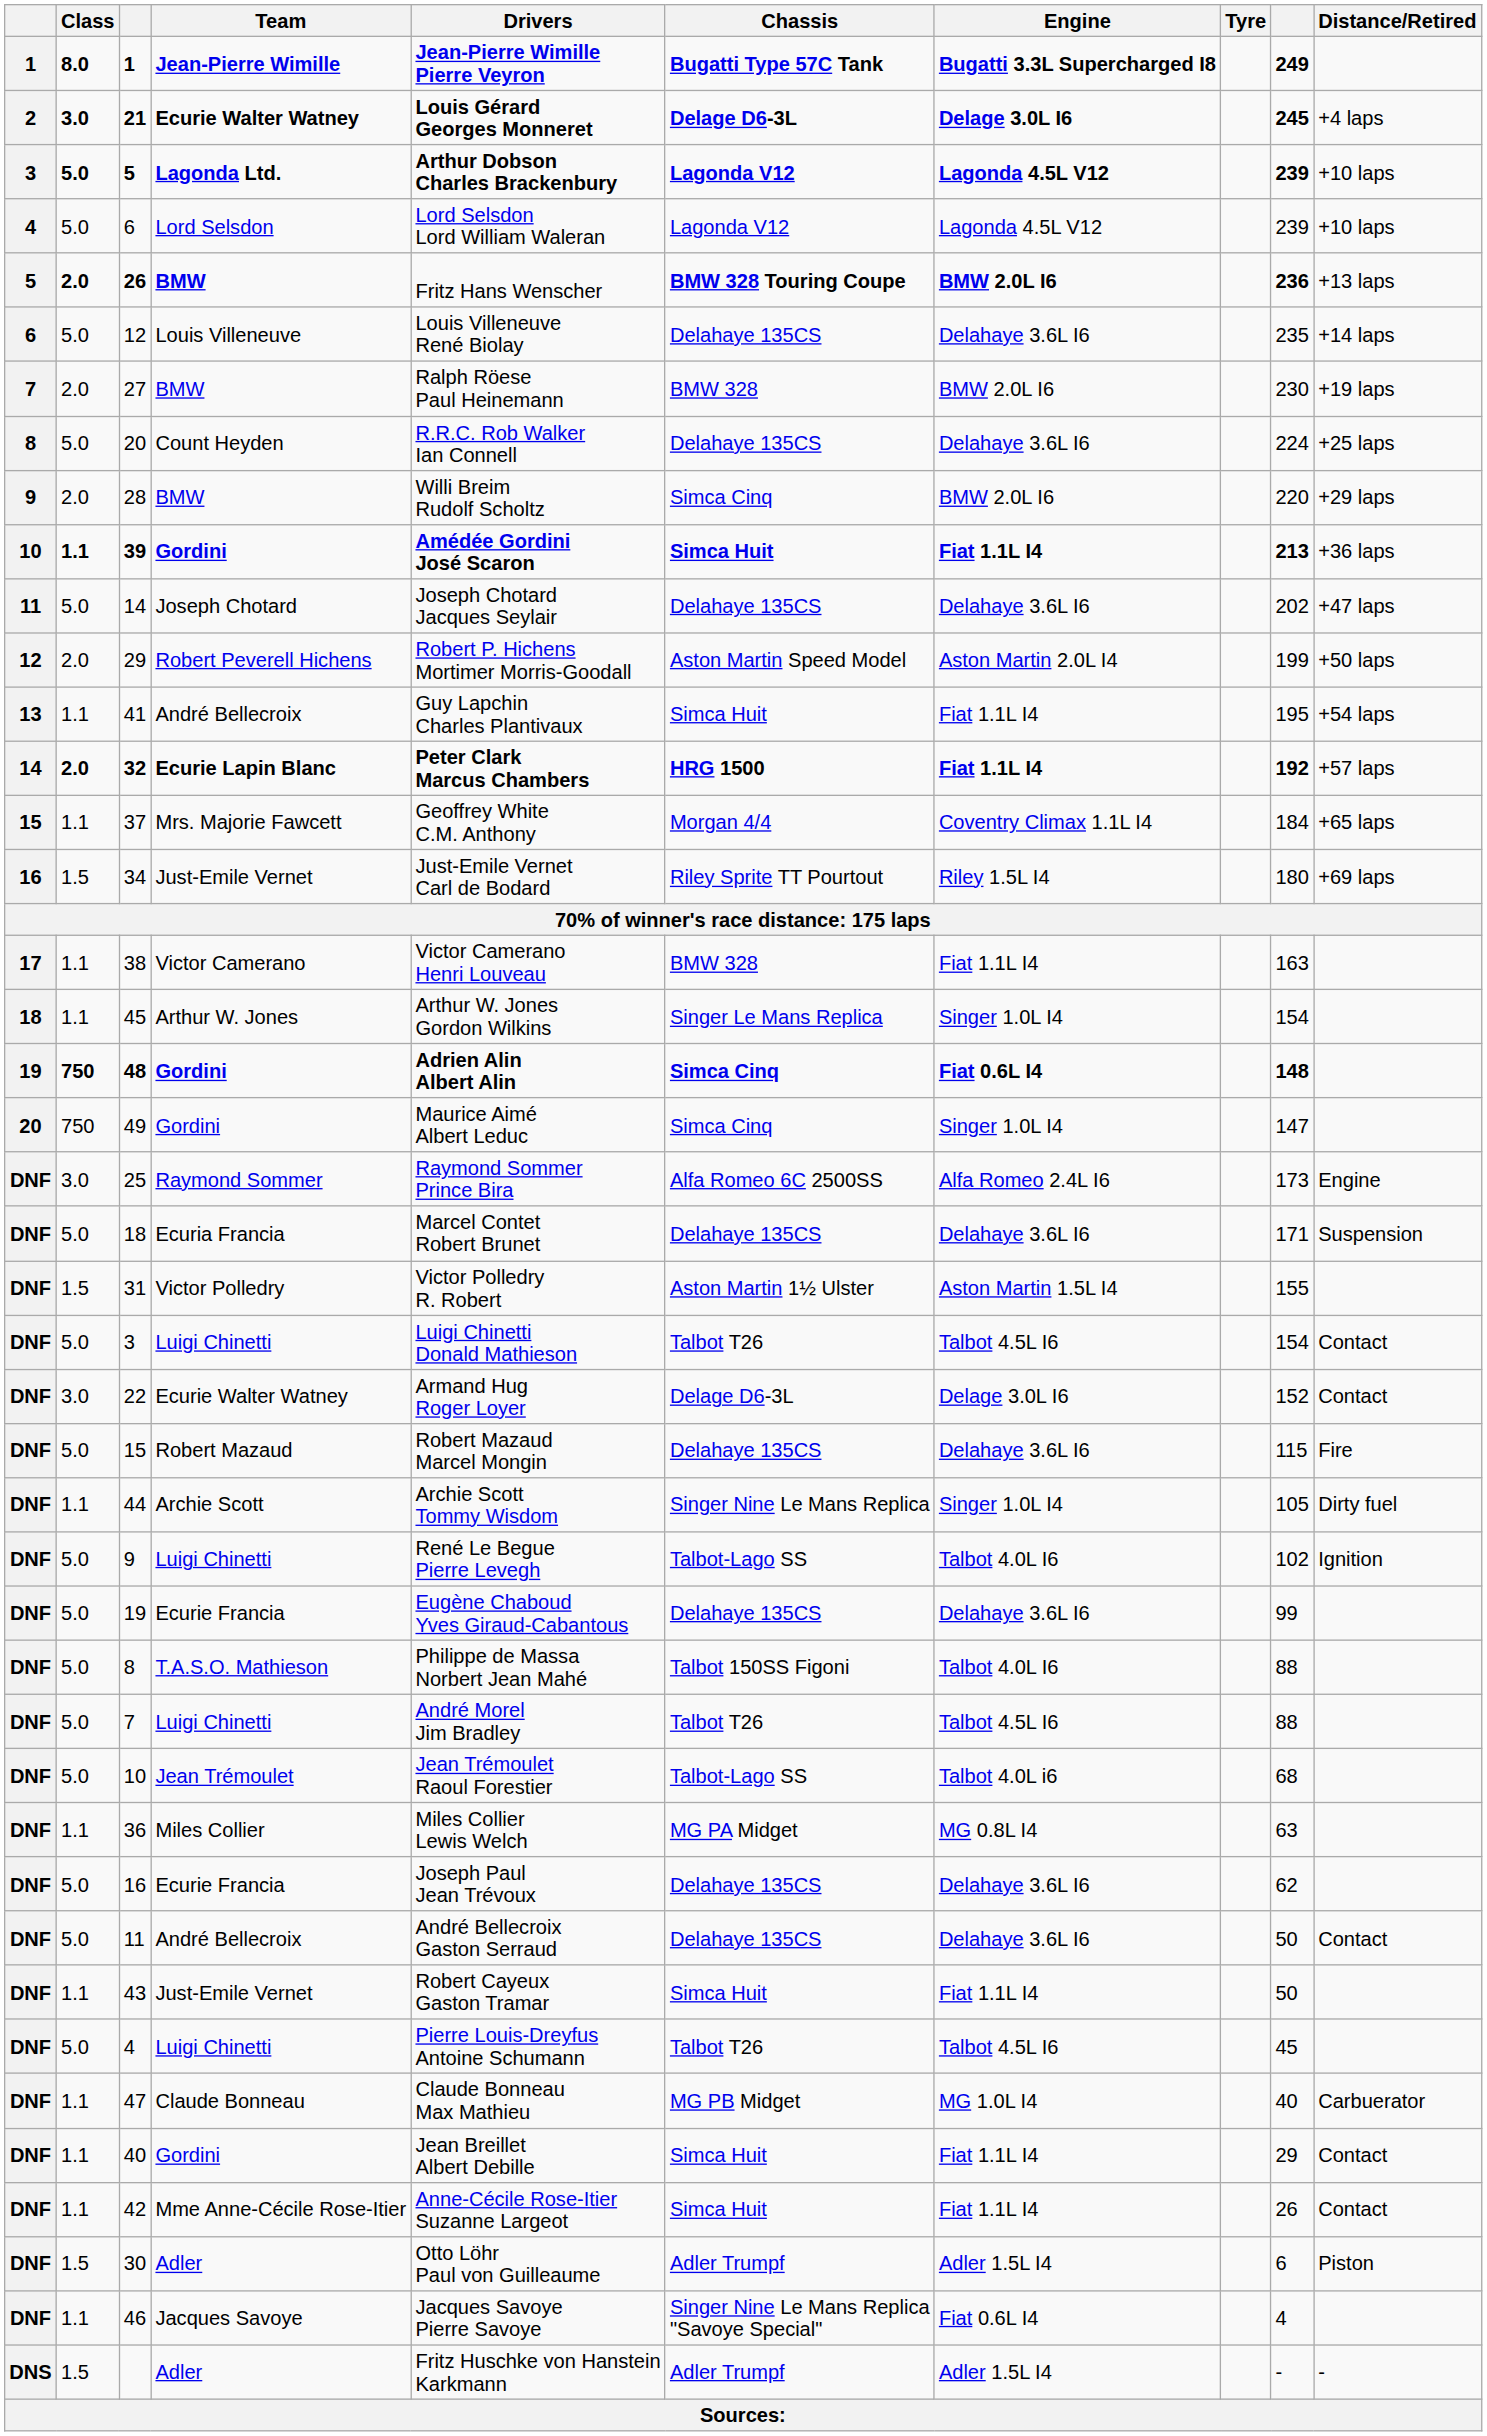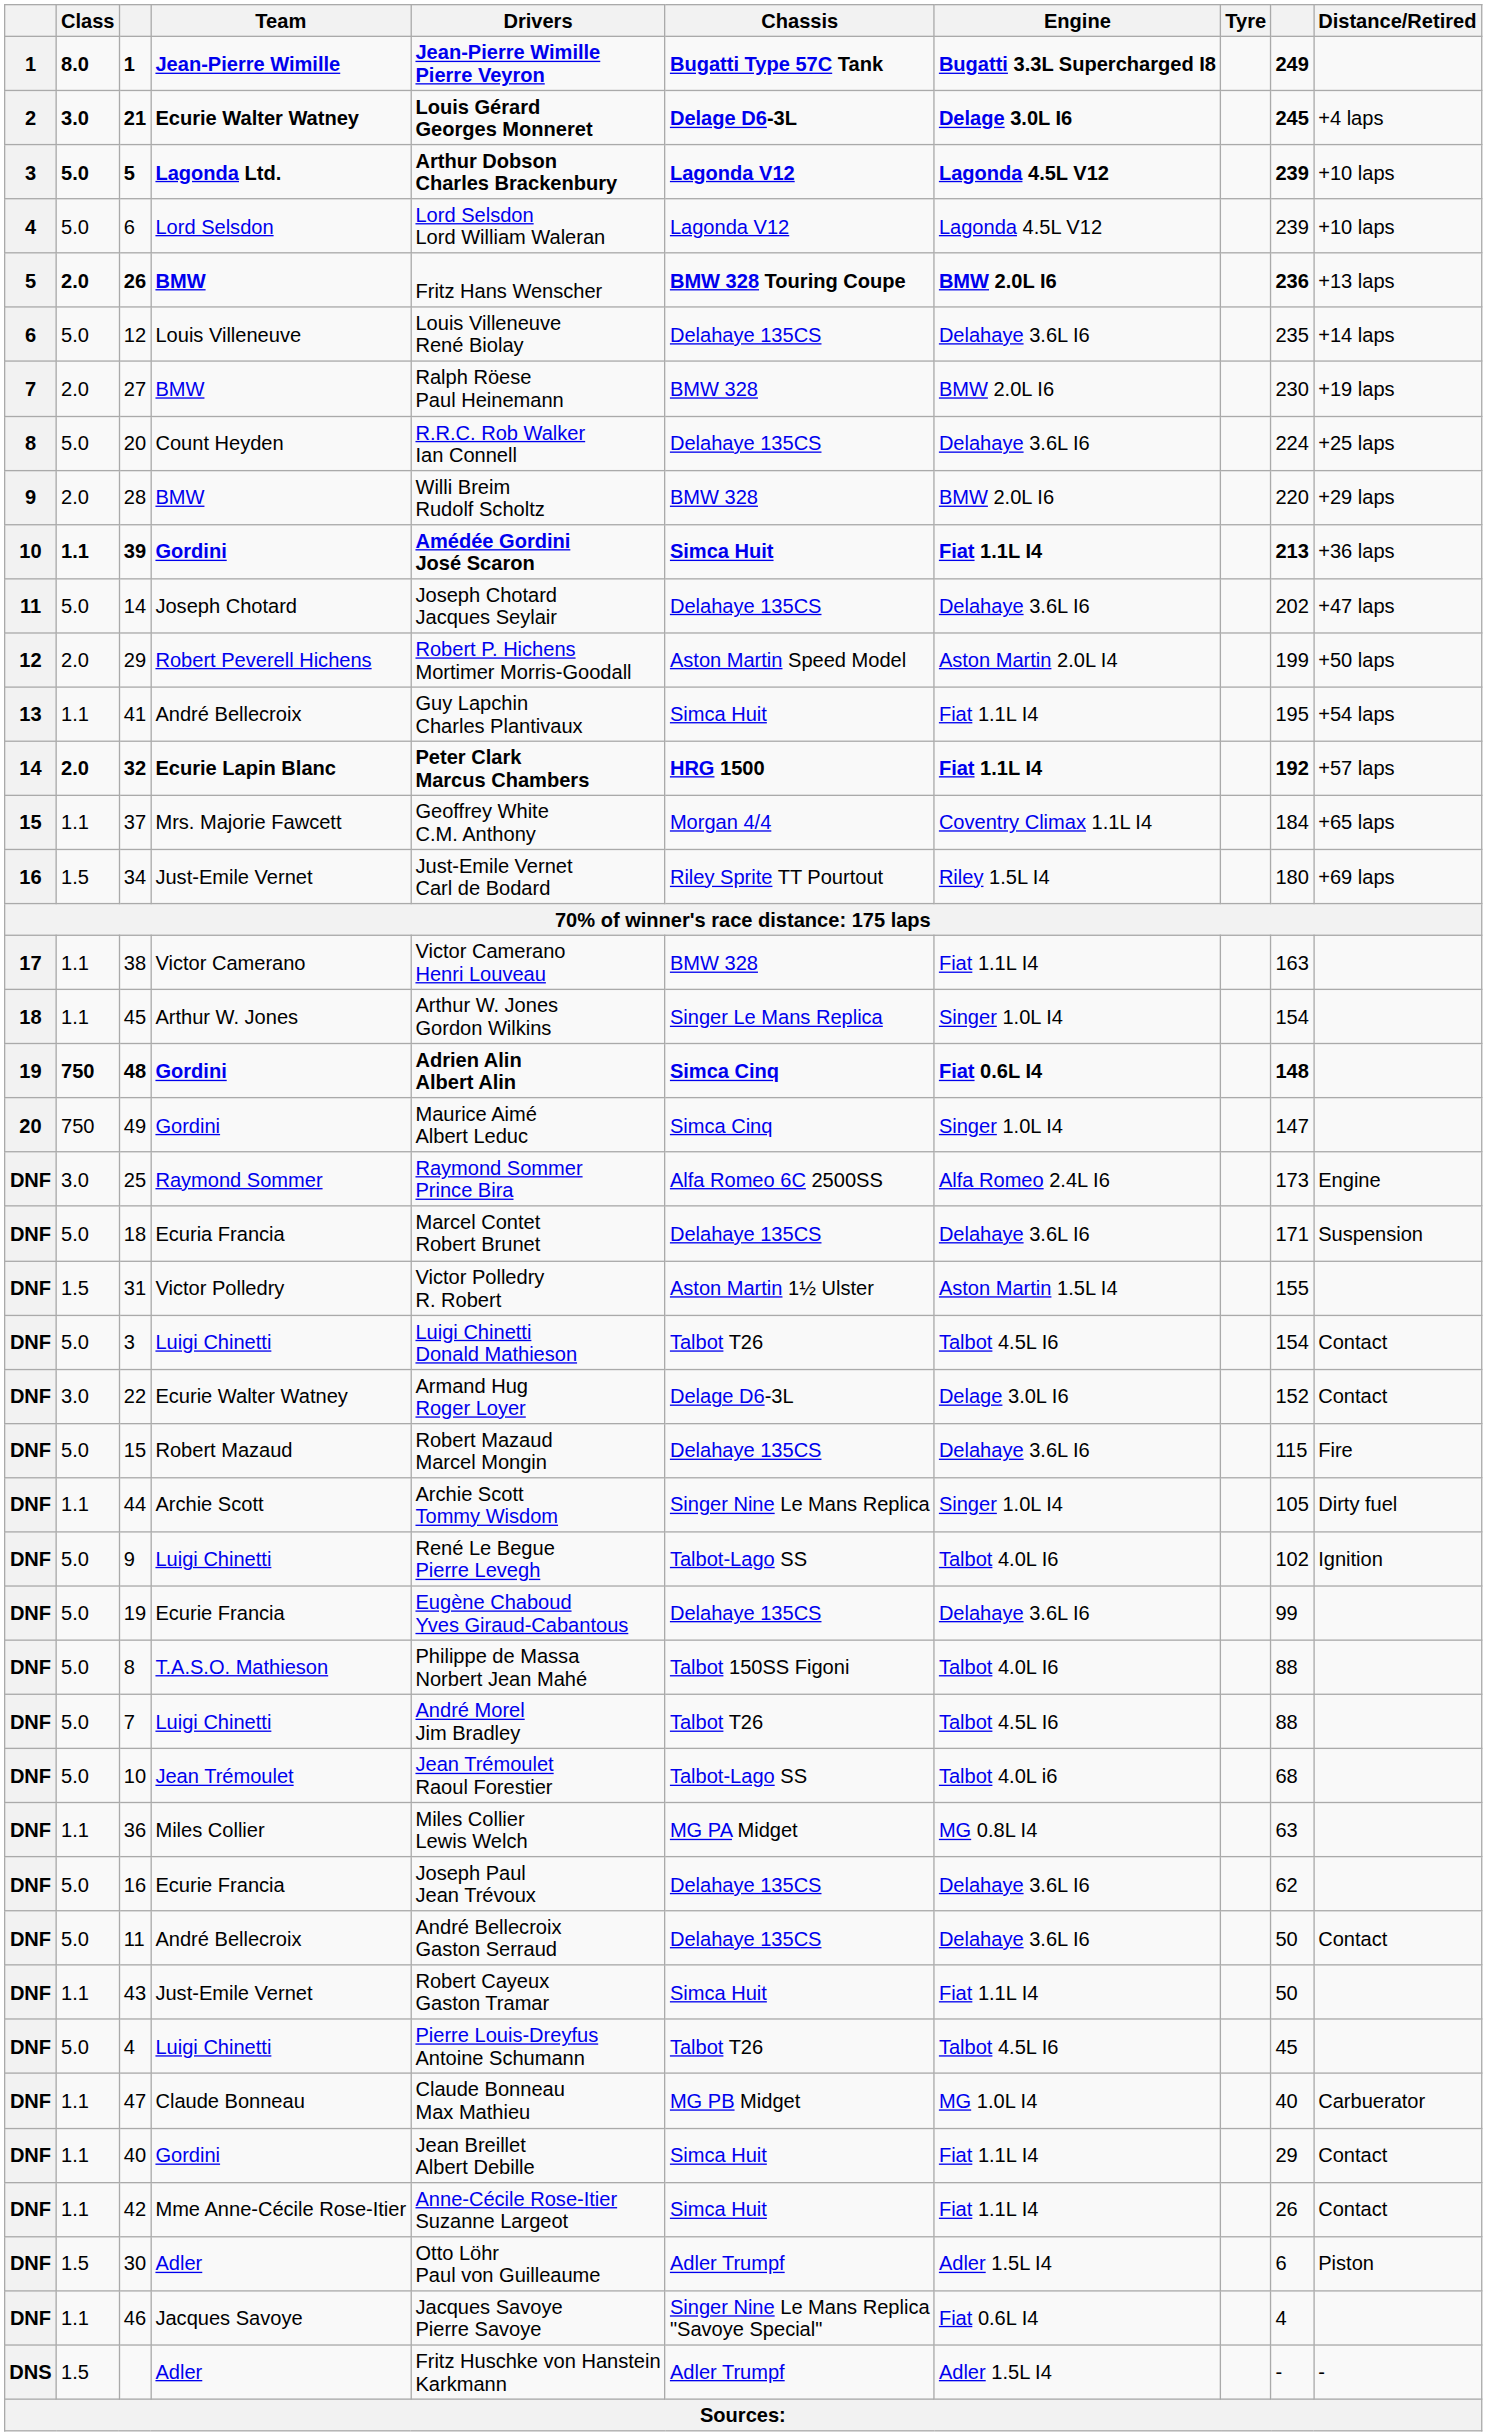(721, 497) Simca Cinq -> (714, 497) BMW 328
